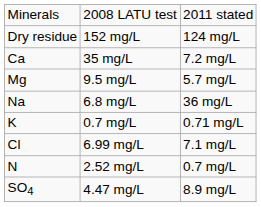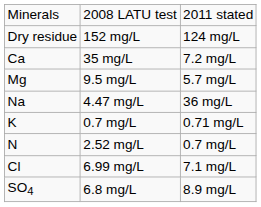(110, 101) 6.8 mg/L -> (114, 101) 4.47 mg/L
rows swapped: (14, 144) <-> (12, 166)
(114, 189) 4.47 mg/L -> (110, 189) 6.8 mg/L
